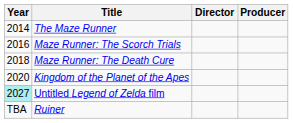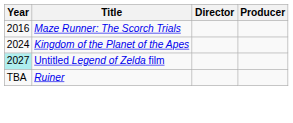- row: (75, 28)
- row: (104, 61)
(18, 77) 2020 -> (18, 45) 2024
